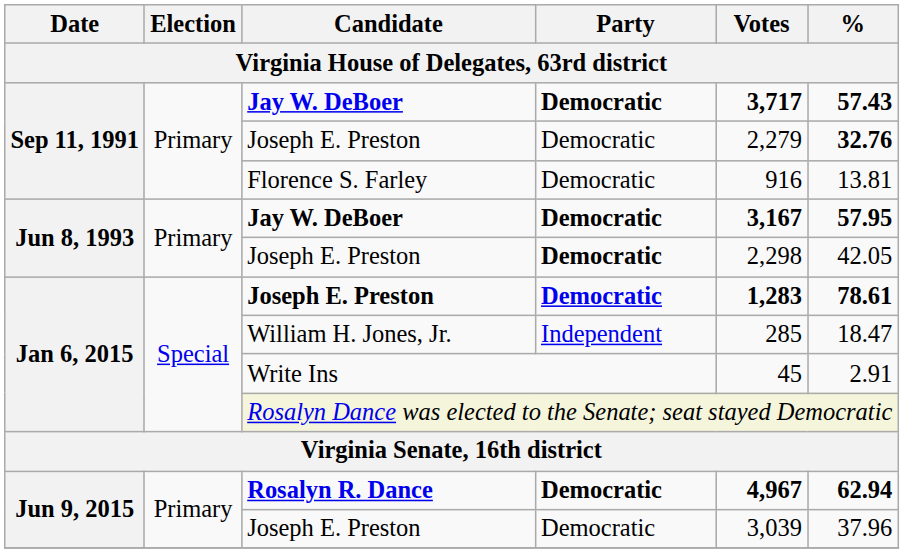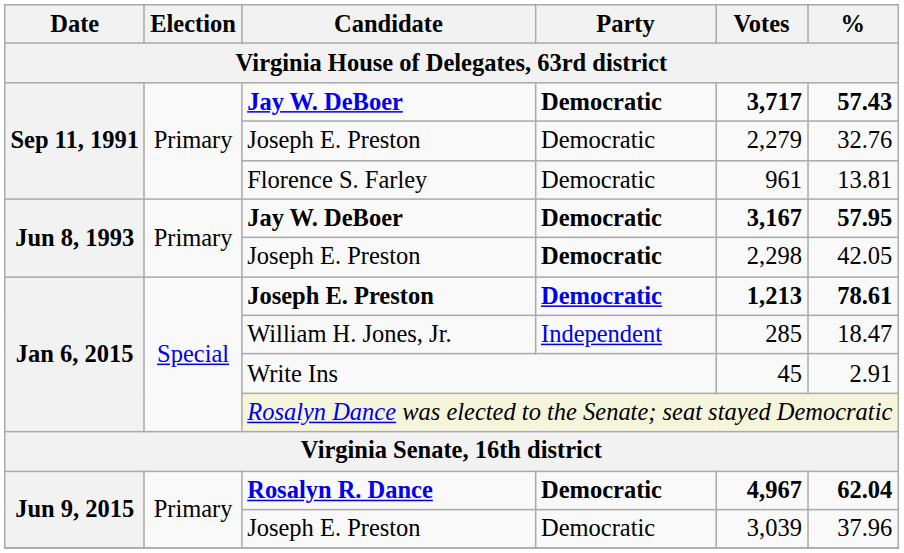(865, 140) bold -> (865, 140) normal
(784, 179) 916 -> (784, 179) 961
(774, 295) 1,283 -> (774, 295) 1,213
(865, 489) 62.94 -> (865, 489) 62.04
